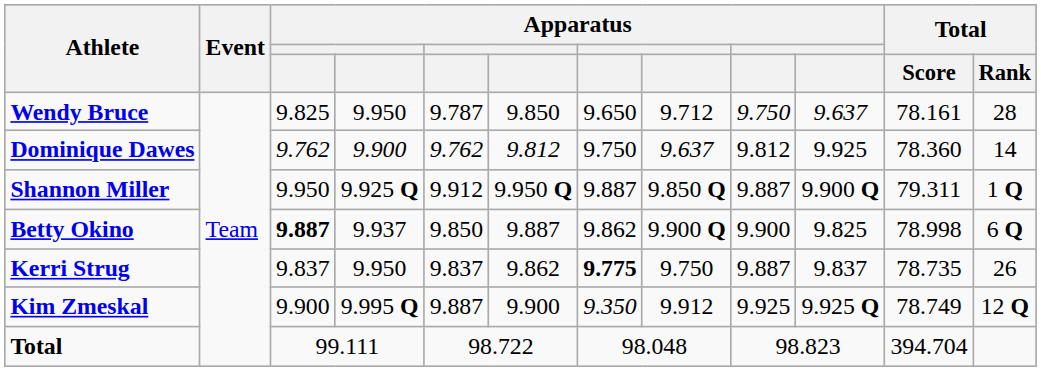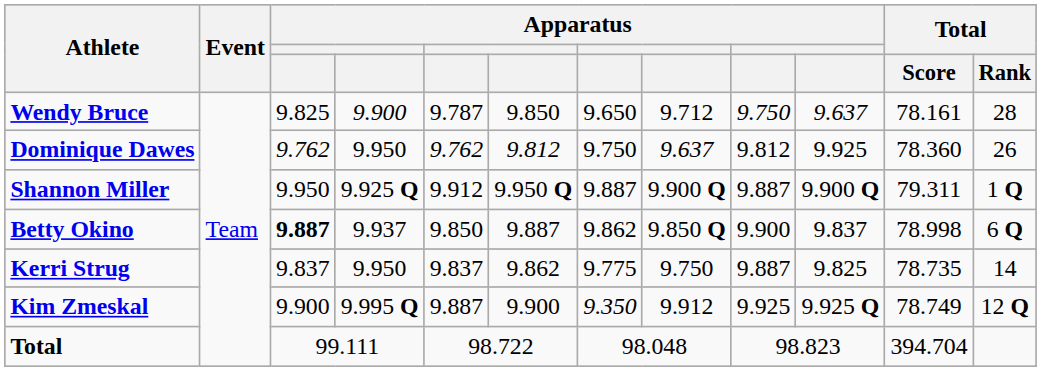(380, 111) 9.950 -> (380, 111) 9.900
(380, 150) 9.900 -> (380, 150) 9.950
(1005, 150) 14 -> (1005, 150) 26
(687, 189) 9.850 Q -> (687, 189) 9.900 Q
(687, 228) 9.900 Q -> (687, 228) 9.850 Q
(840, 228) 9.825 -> (840, 228) 9.837
(610, 268) bold -> (610, 268) normal
(840, 268) 9.837 -> (840, 268) 9.825
(1005, 268) 26 -> (1005, 268) 14
